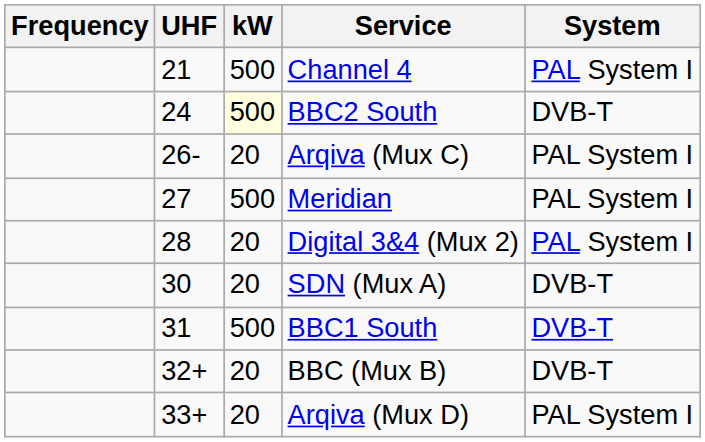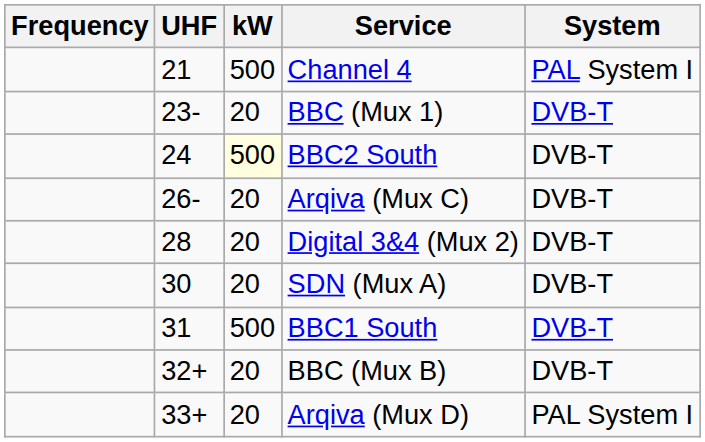+ row: (365, 112)
(612, 155) PAL System I -> (572, 198) DVB-T
- row: (340, 198)
(612, 241) PAL System I -> (572, 241) DVB-T
